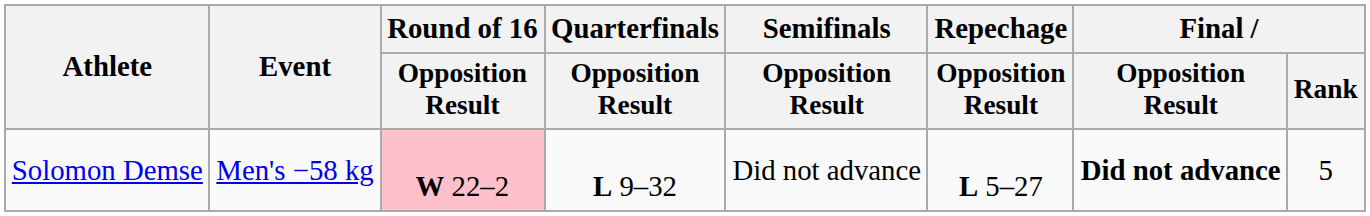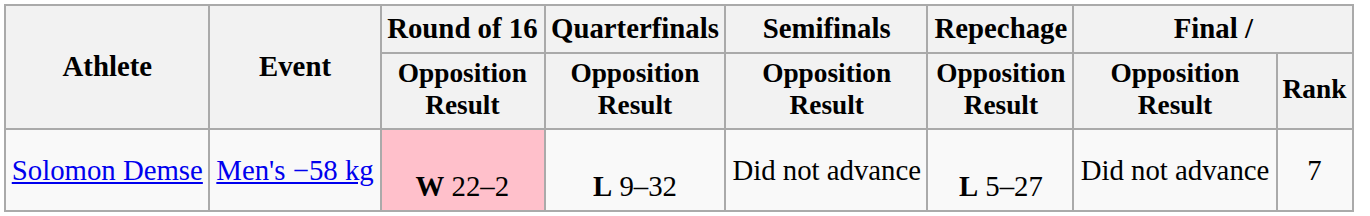(1181, 170) bold -> (1175, 170) normal
(1326, 170) 5 -> (1314, 170) 7
